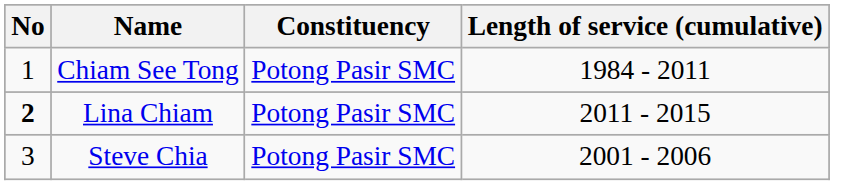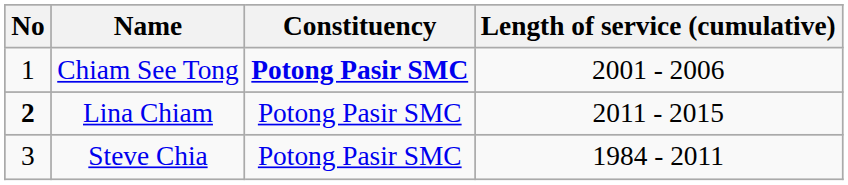(353, 69) normal -> (360, 69) bold
(645, 69) 1984 - 2011 -> (658, 69) 2001 - 2006
(645, 156) 2001 - 2006 -> (658, 156) 1984 - 2011
